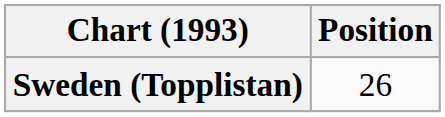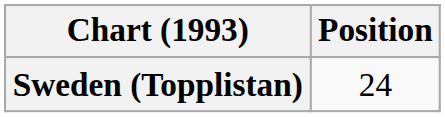(375, 83) 26 -> (375, 83) 24
